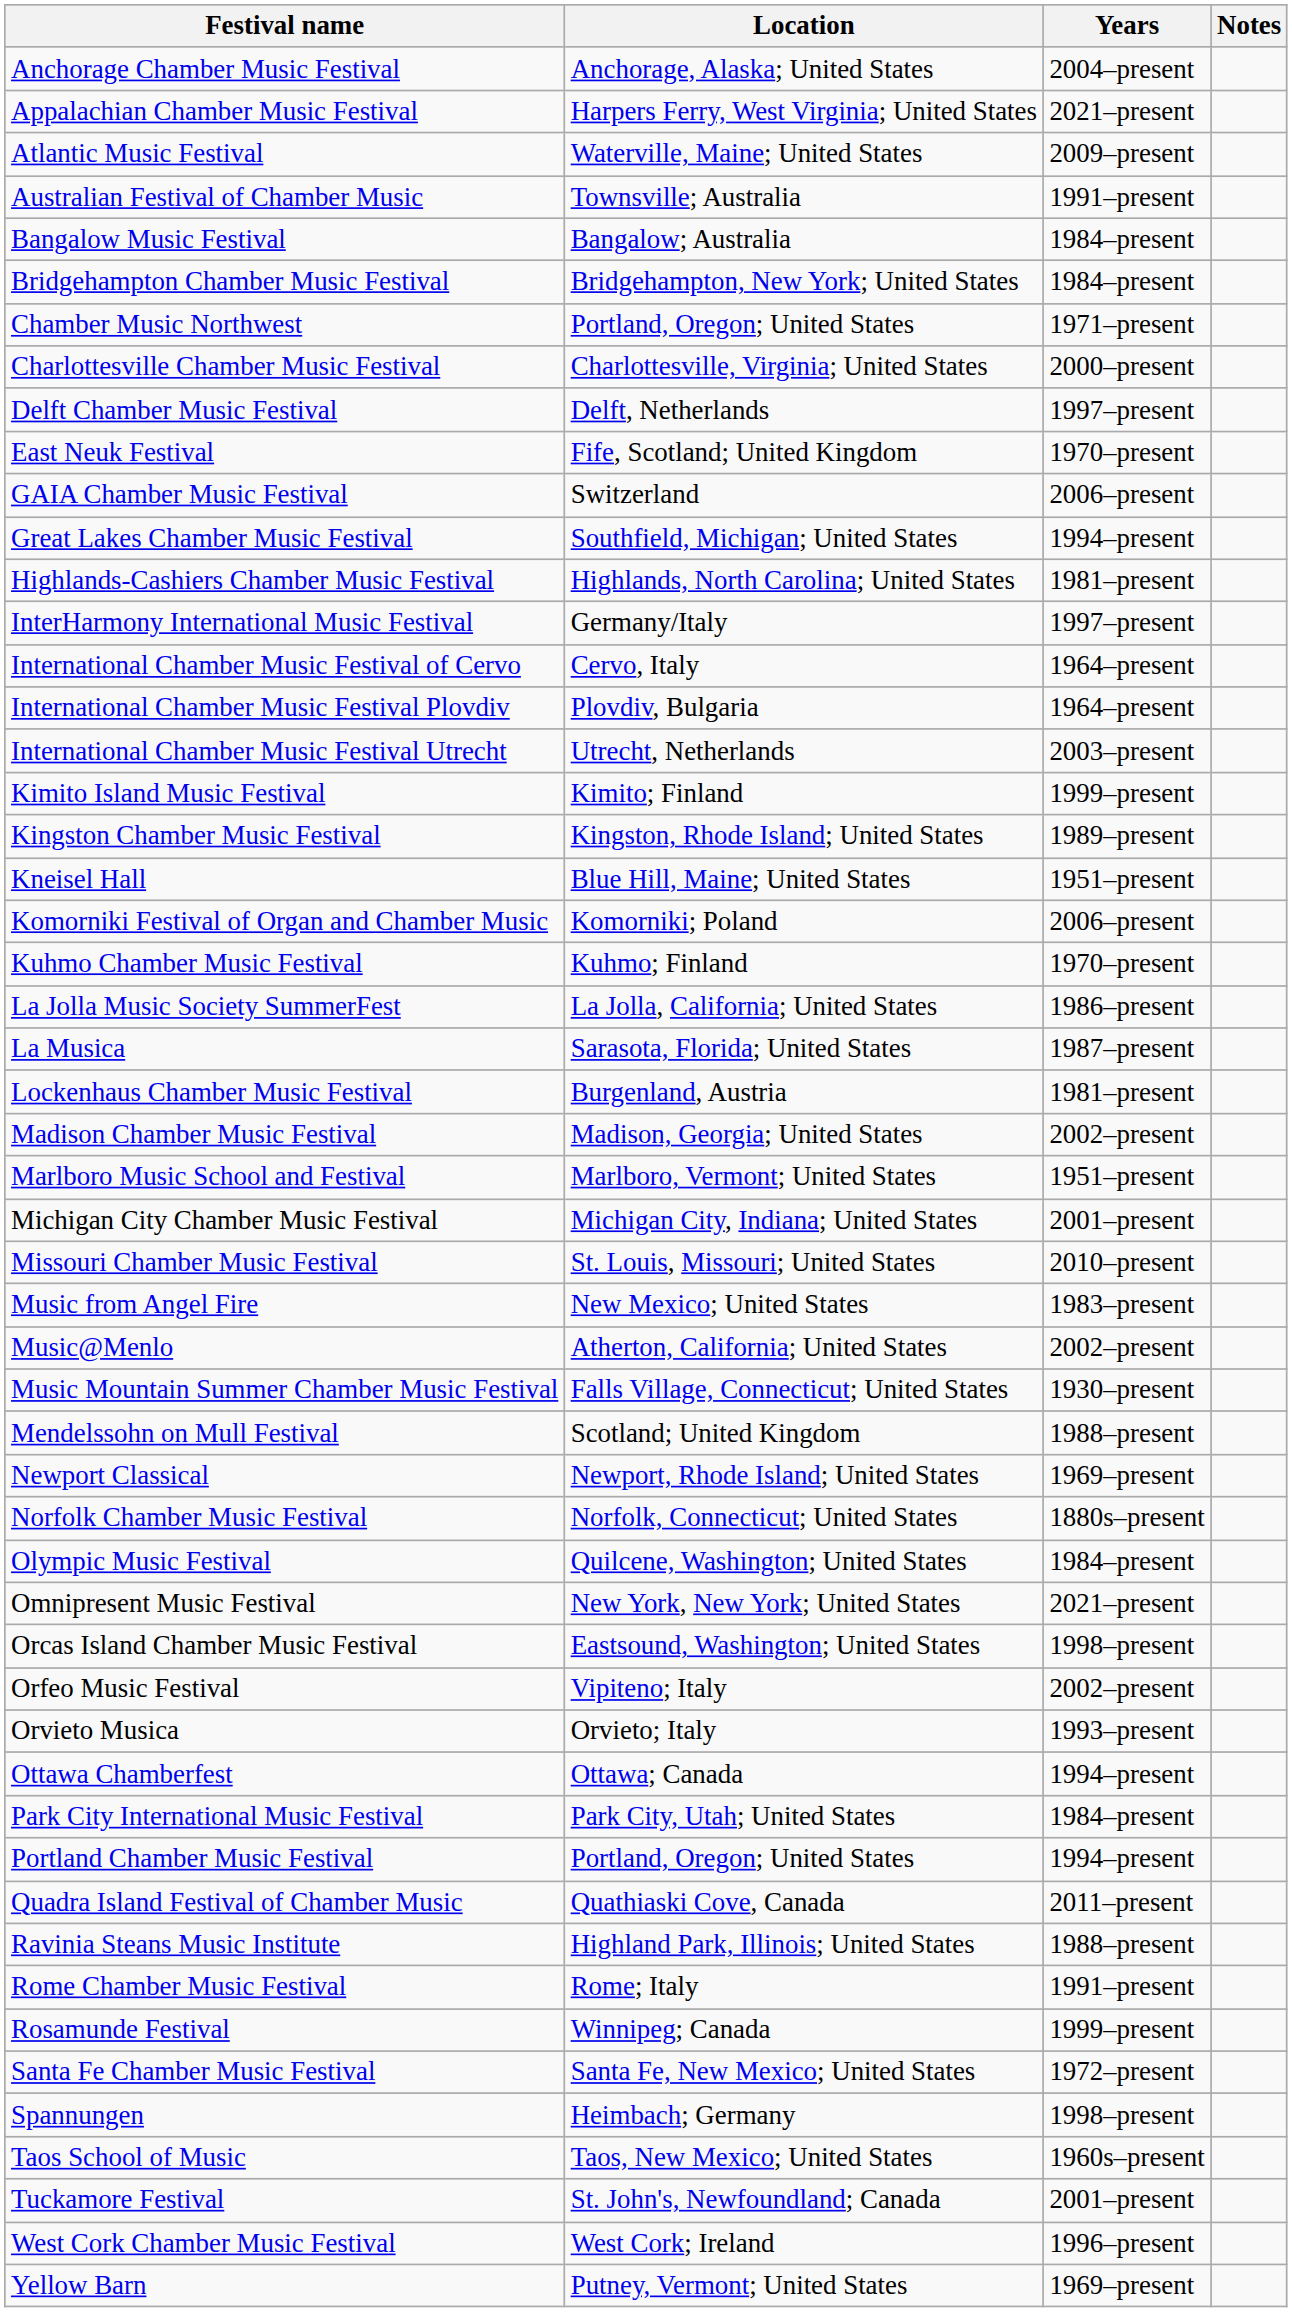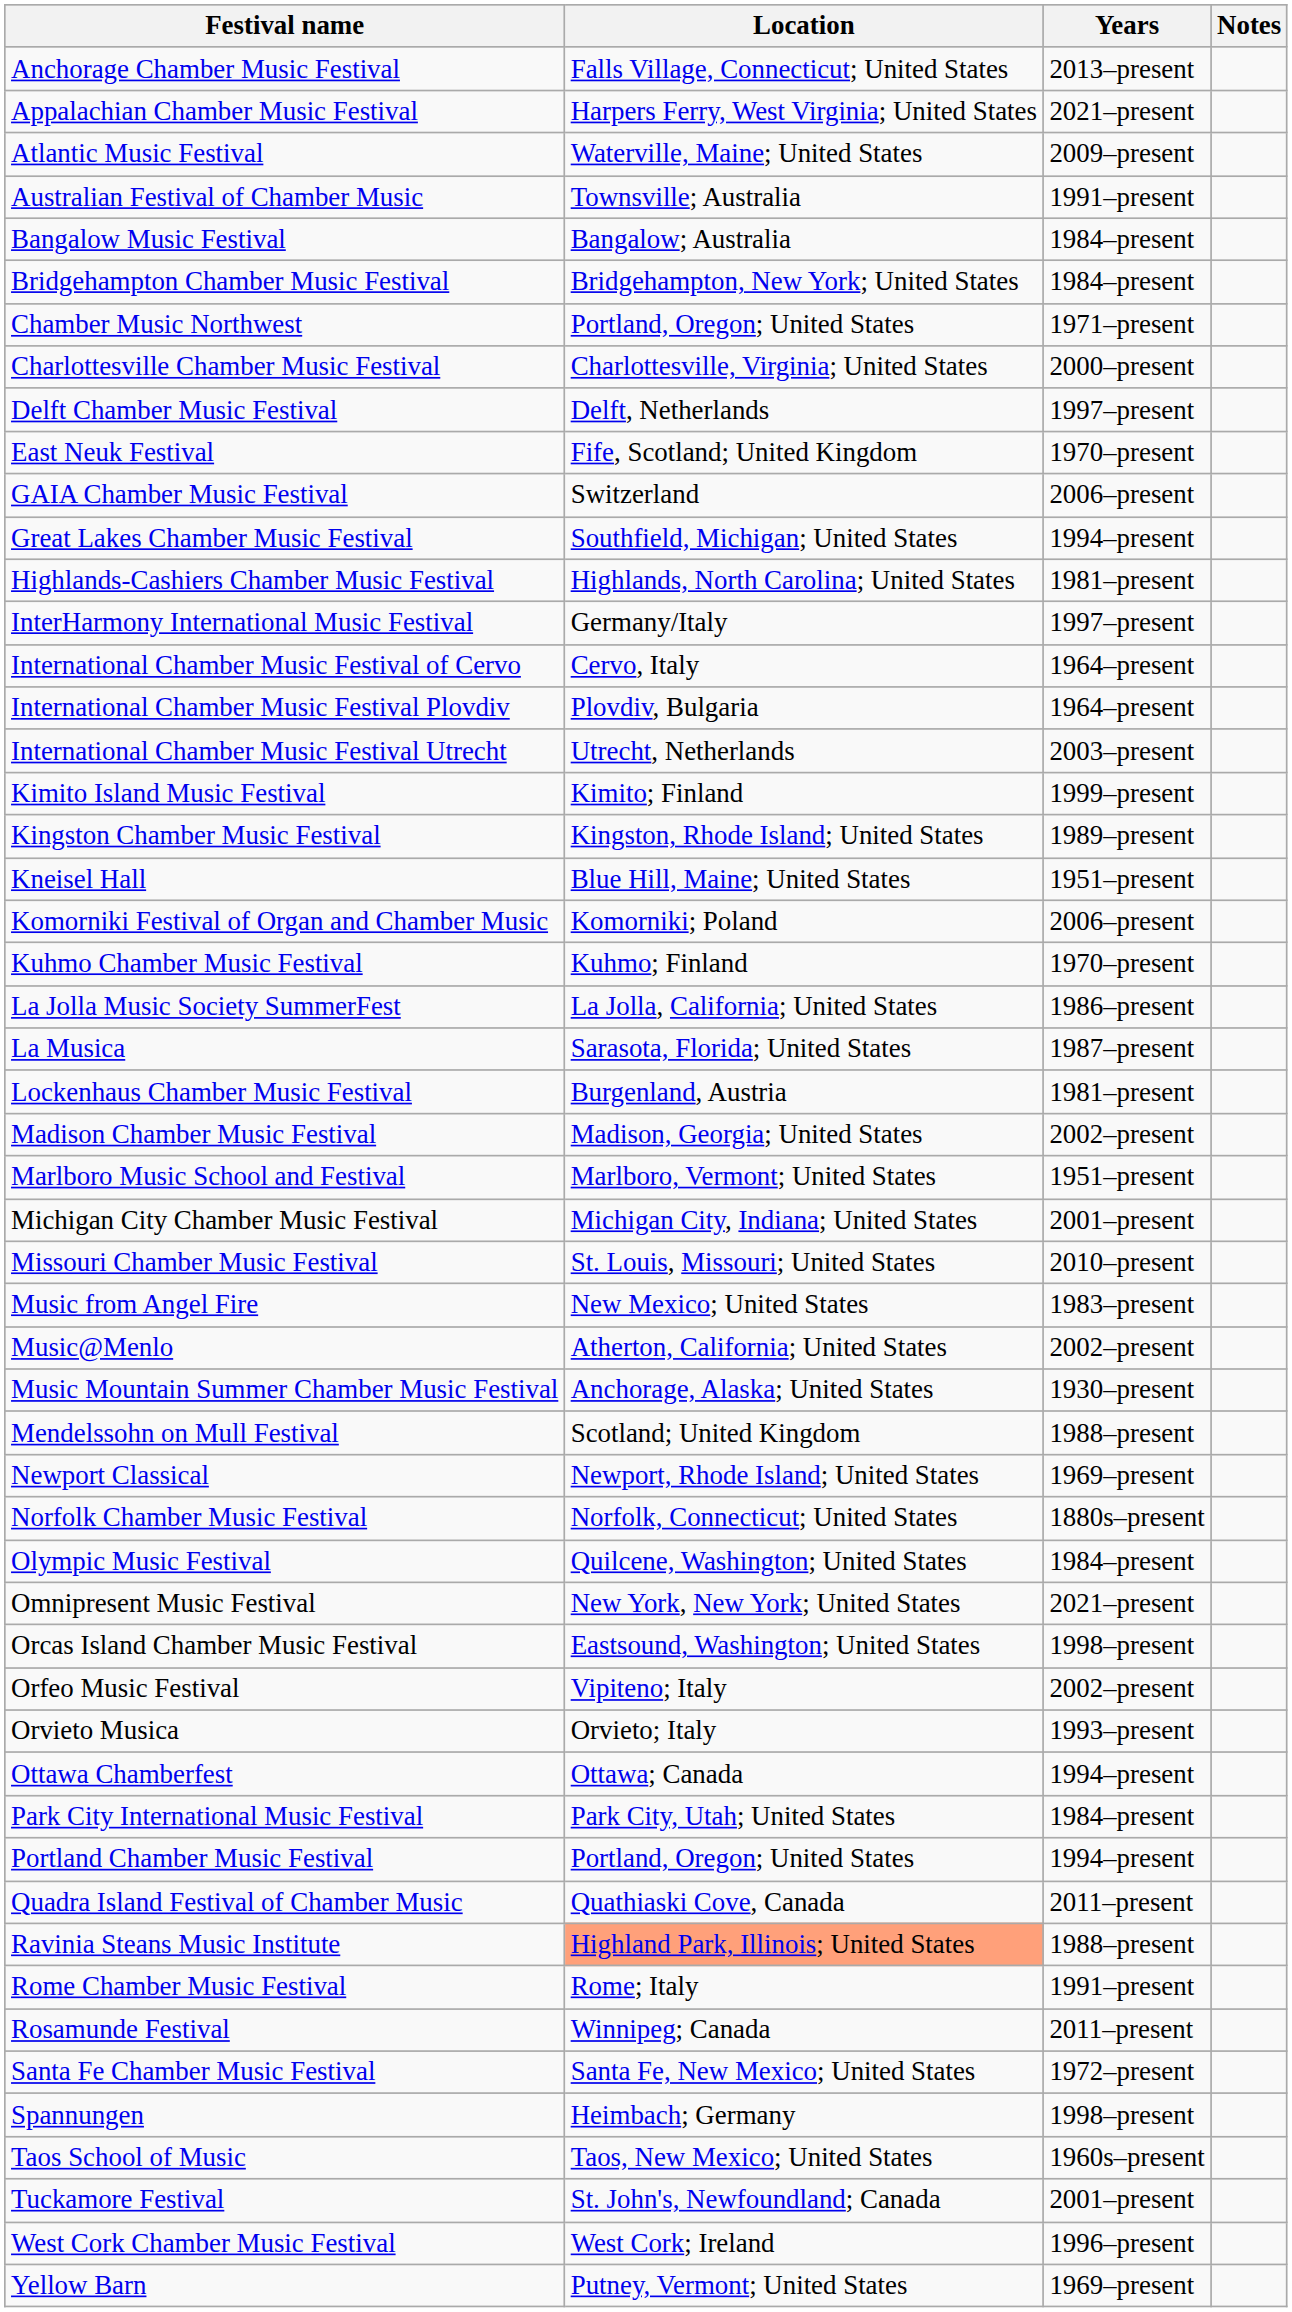(752, 68) Anchorage, Alaska; United States -> (790, 68) Falls Village, Connecticut; United States
(1122, 68) 2004–present -> (1122, 68) 2013–present
(790, 1389) Falls Village, Connecticut; United States -> (752, 1389) Anchorage, Alaska; United States
(773, 1944) no background -> (773, 1944) lightsalmon background
(1122, 2029) 1999–present -> (1121, 2029) 2011–present
